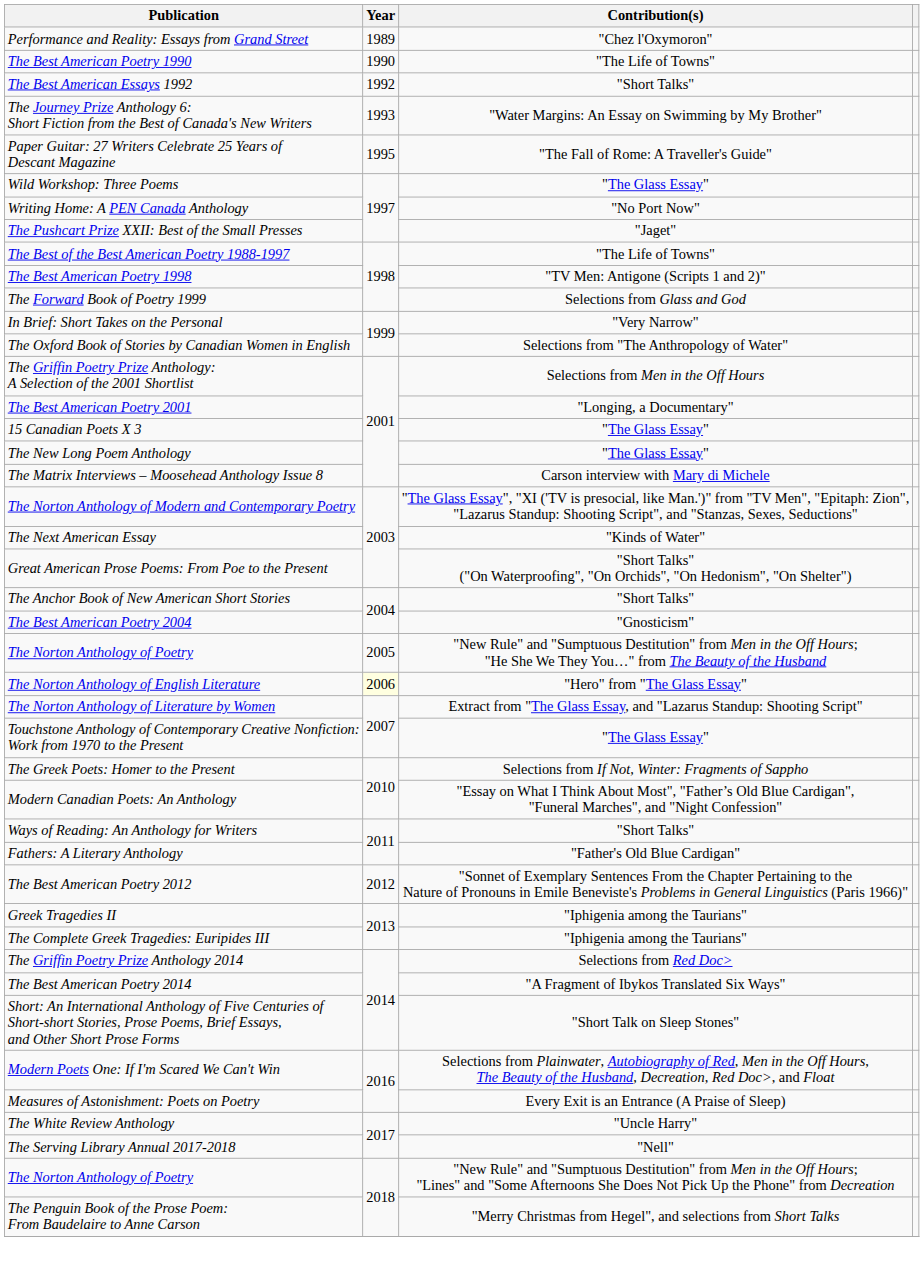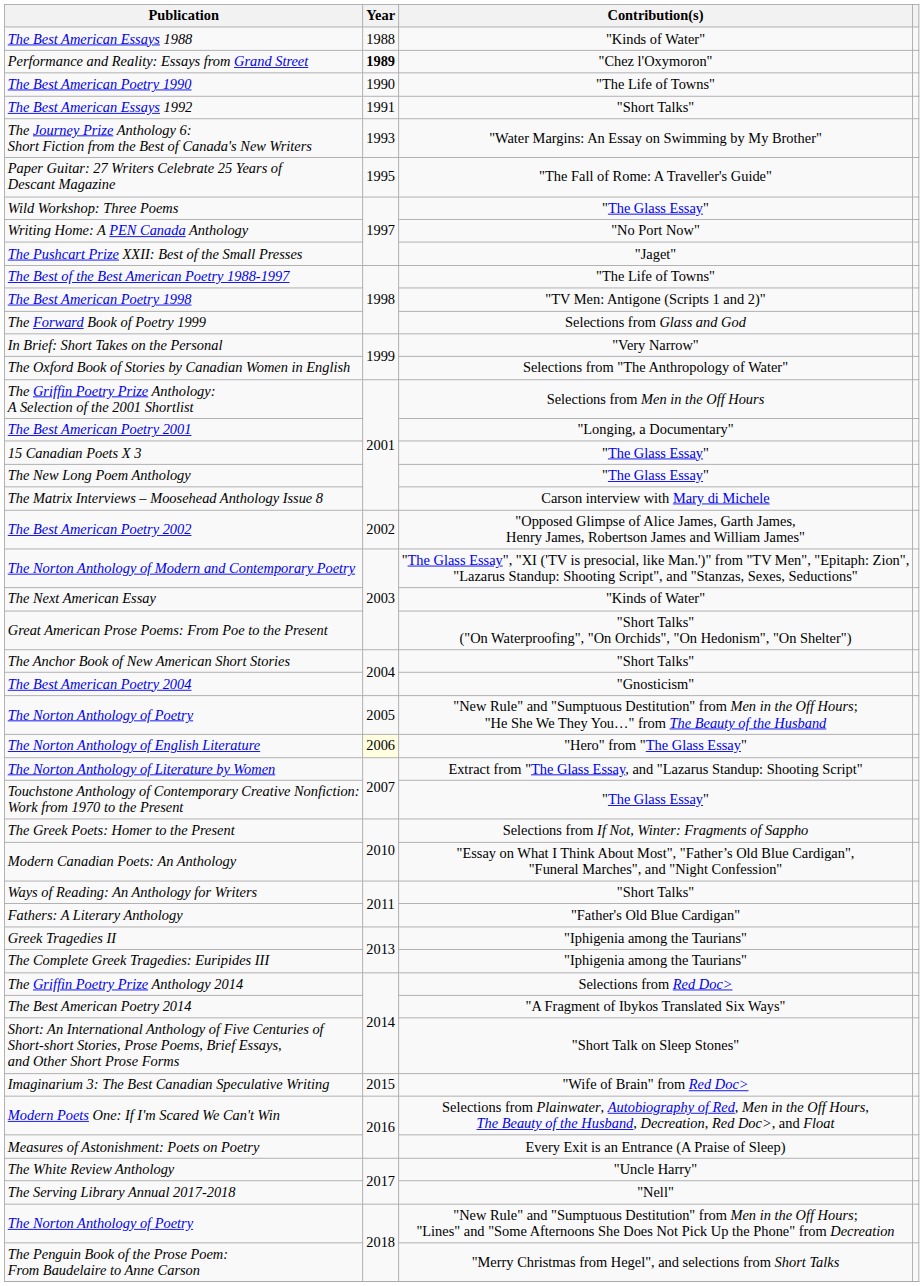+ row: (100, 38)
(381, 38) normal -> (381, 61) bold
(381, 84) 1992 -> (381, 107) 1991
+ row: (100, 529)
- row: (100, 884)
+ row: (169, 1084)
